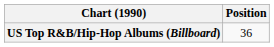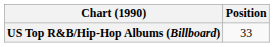(246, 32) 36 -> (246, 32) 33
